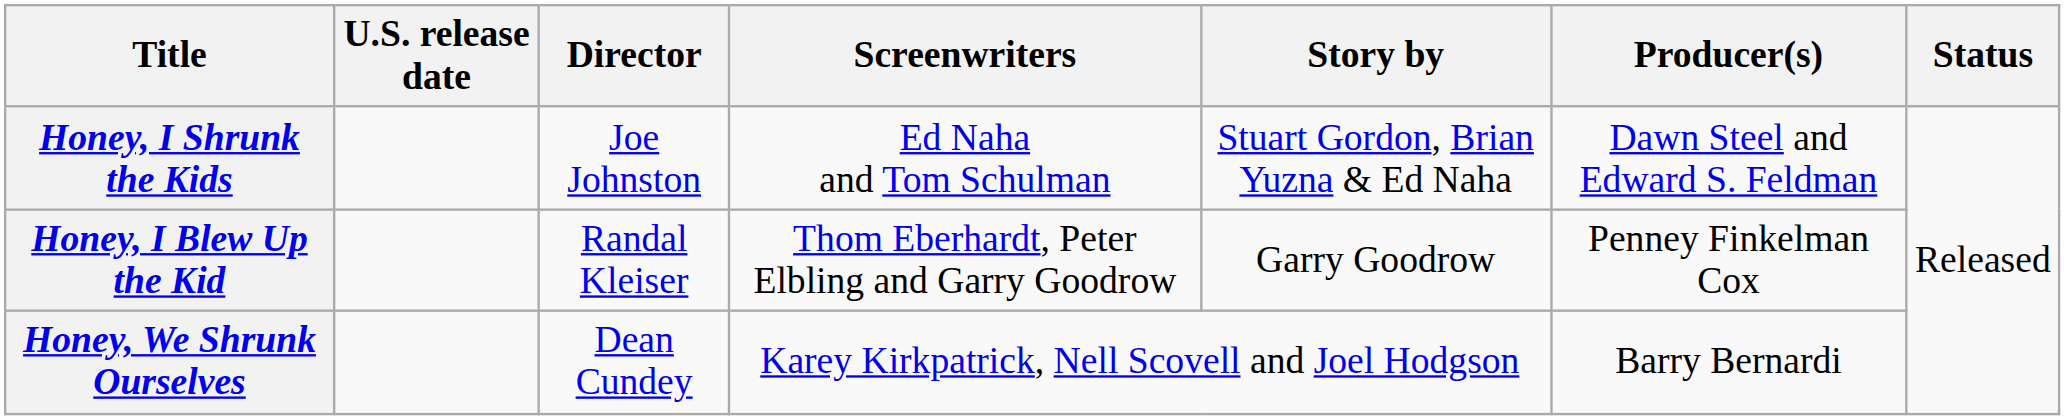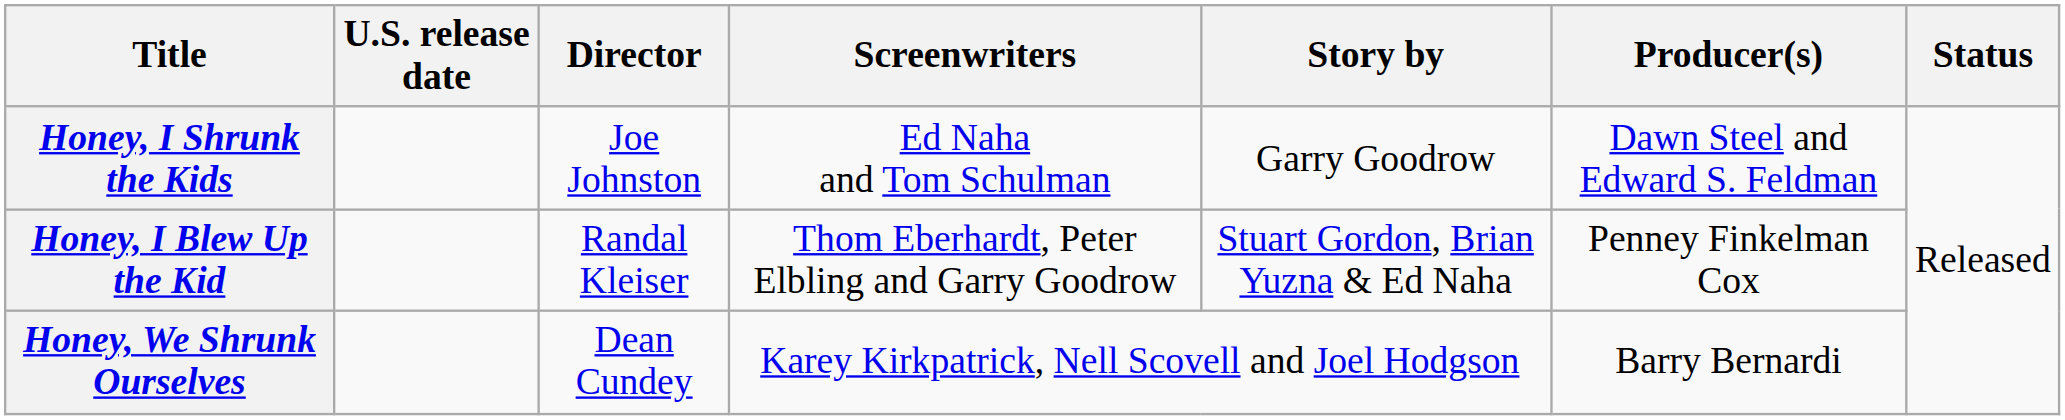(1376, 157) Stuart Gordon, Brian Yuzna & Ed Naha -> (1376, 157) Garry Goodrow
(1376, 259) Garry Goodrow -> (1376, 259) Stuart Gordon, Brian Yuzna & Ed Naha
